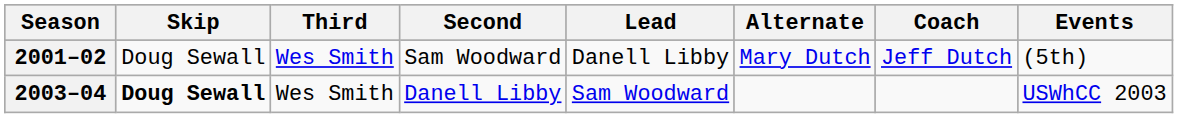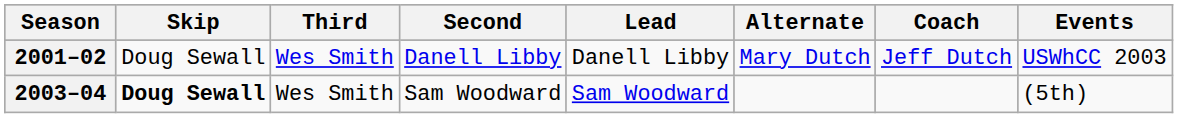(483, 58) Sam Woodward -> (483, 58) Danell Libby
(1055, 58) (5th) -> (1095, 58) USWhCC 2003
(483, 94) Danell Libby -> (483, 94) Sam Woodward
(1095, 94) USWhCC 2003 -> (1055, 94) (5th)
